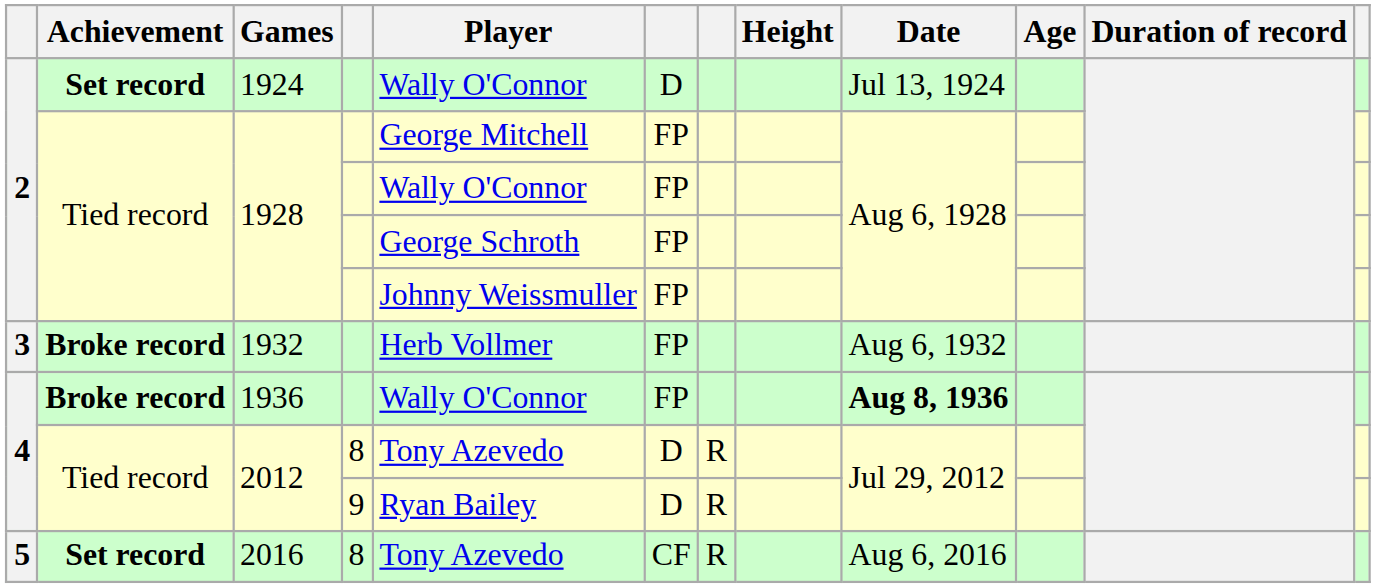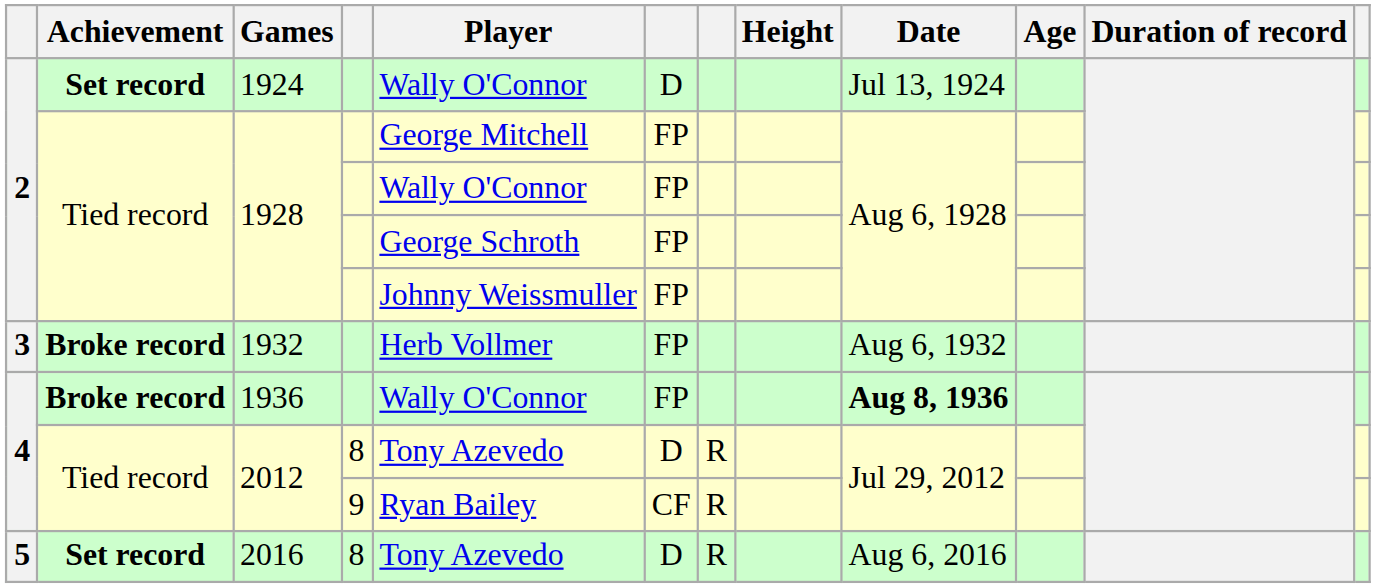(671, 503) D -> (671, 503) CF
(671, 556) CF -> (671, 556) D
